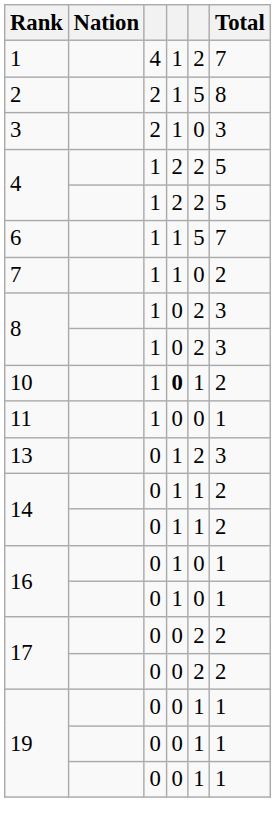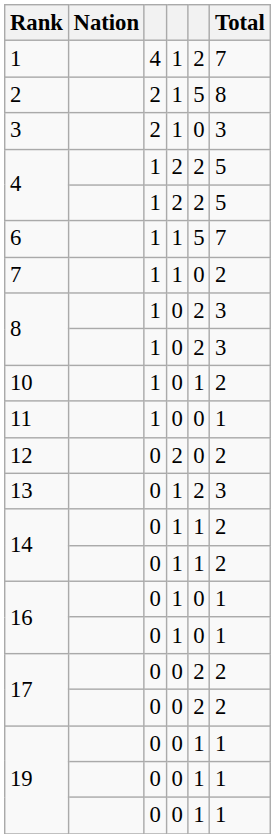(177, 382) bold -> (177, 382) normal
+ row: (21, 454)
